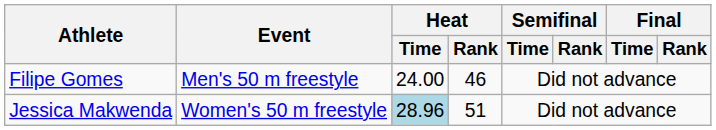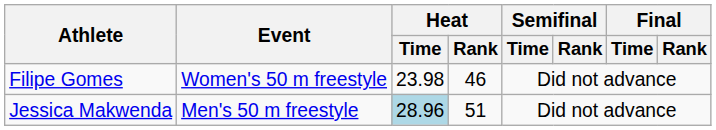(270, 80) Men's 50 m freestyle -> (284, 80) Women's 50 m freestyle
(420, 80) 24.00 -> (420, 80) 23.98
(284, 110) Women's 50 m freestyle -> (270, 110) Men's 50 m freestyle
